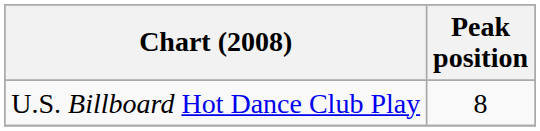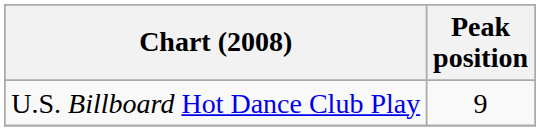(481, 102) 8 -> (481, 102) 9
